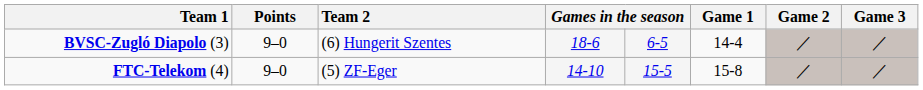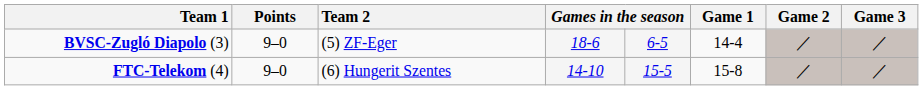(386, 43) (6) Hungerit Szentes -> (359, 43) (5) ZF-Eger
(359, 71) (5) ZF-Eger -> (386, 71) (6) Hungerit Szentes
